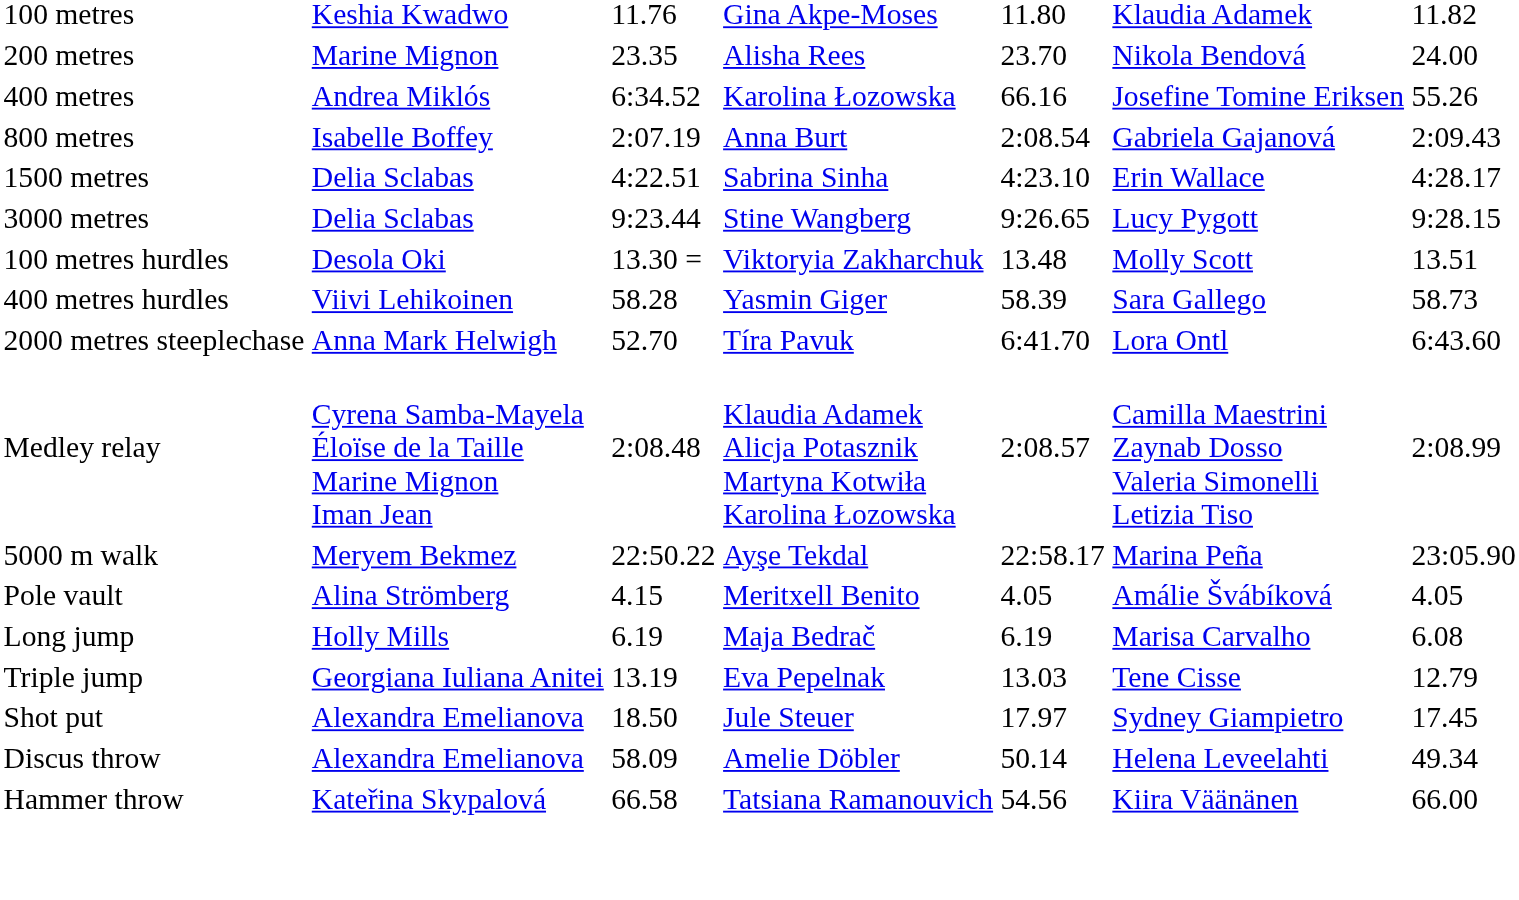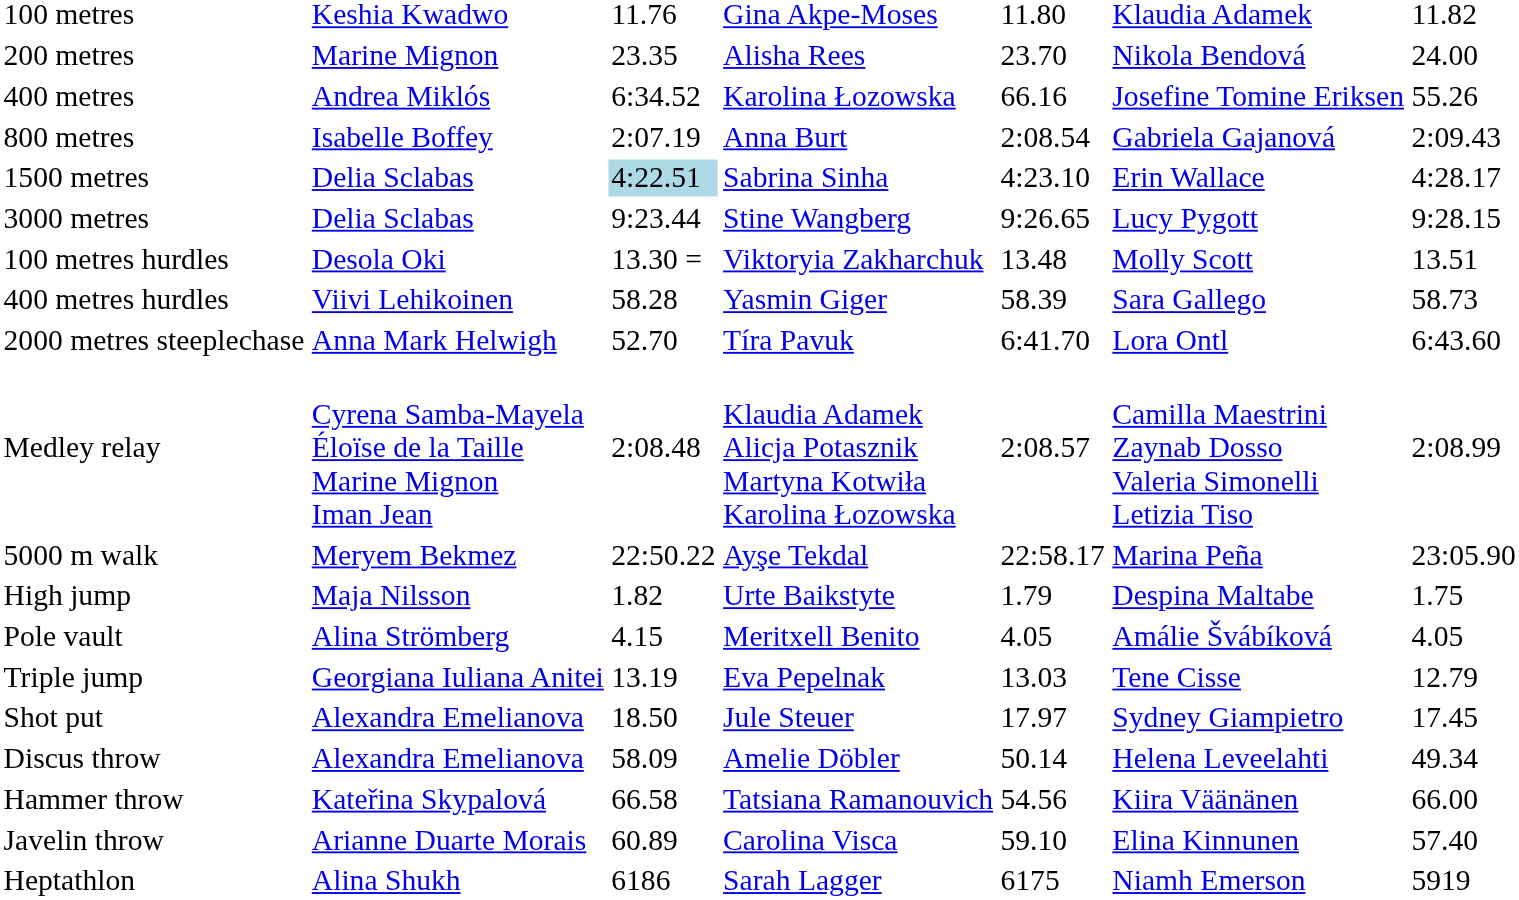(656, 177) no background -> (656, 177) lightblue background
+ row: (67, 595)
- row: (69, 636)
+ row: (84, 839)
+ row: (69, 880)
